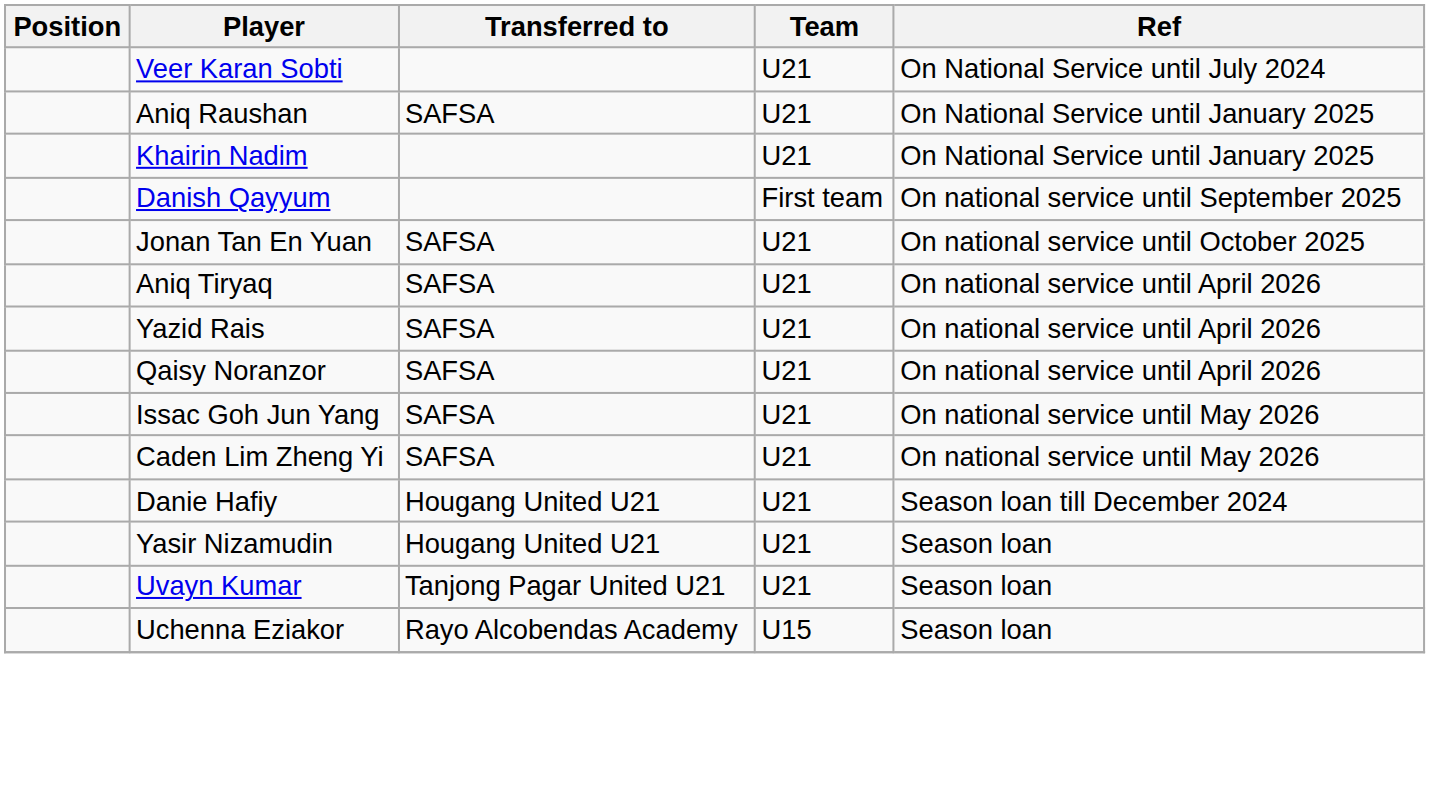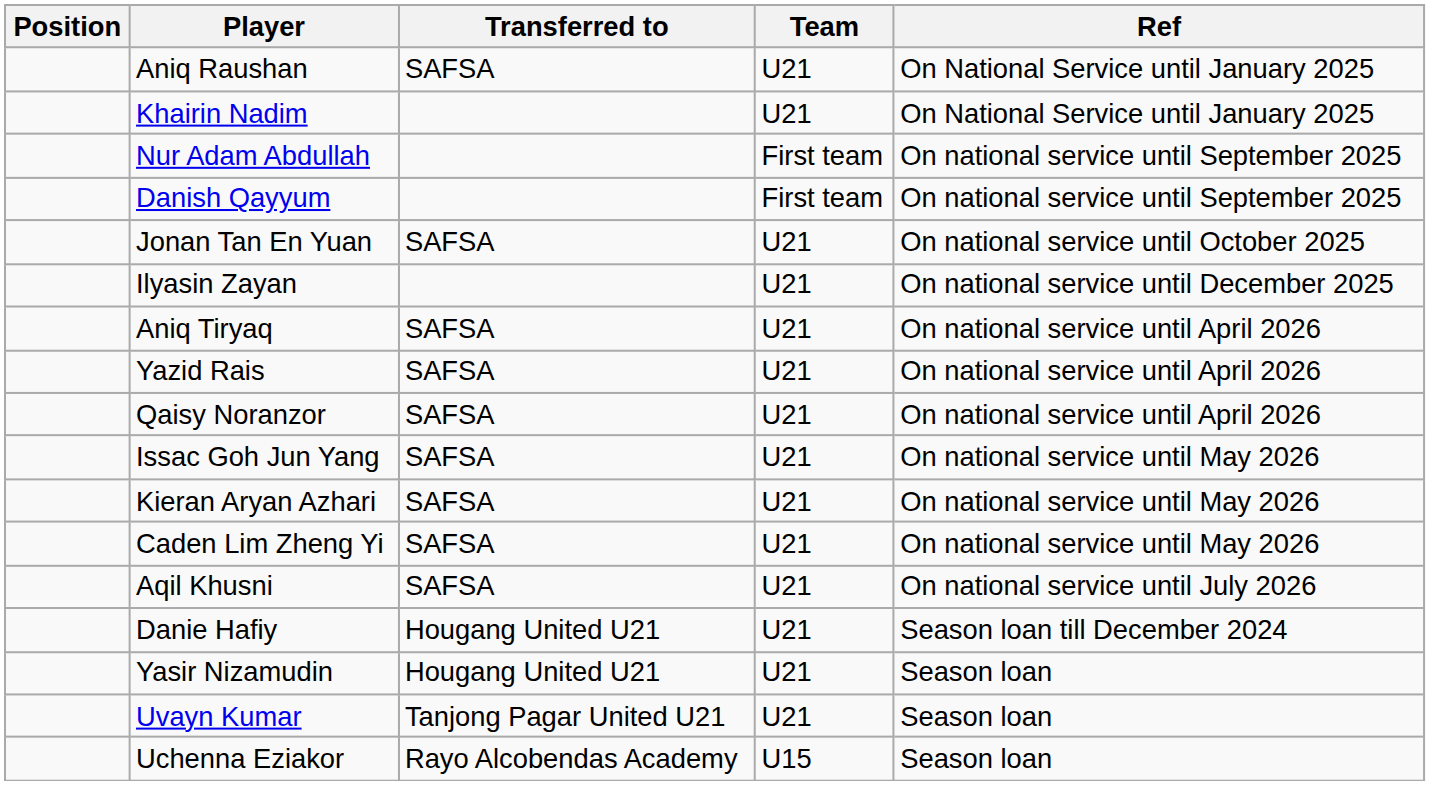- row: (239, 69)
+ row: (253, 155)
+ row: (217, 285)
+ row: (256, 500)
+ row: (204, 586)
